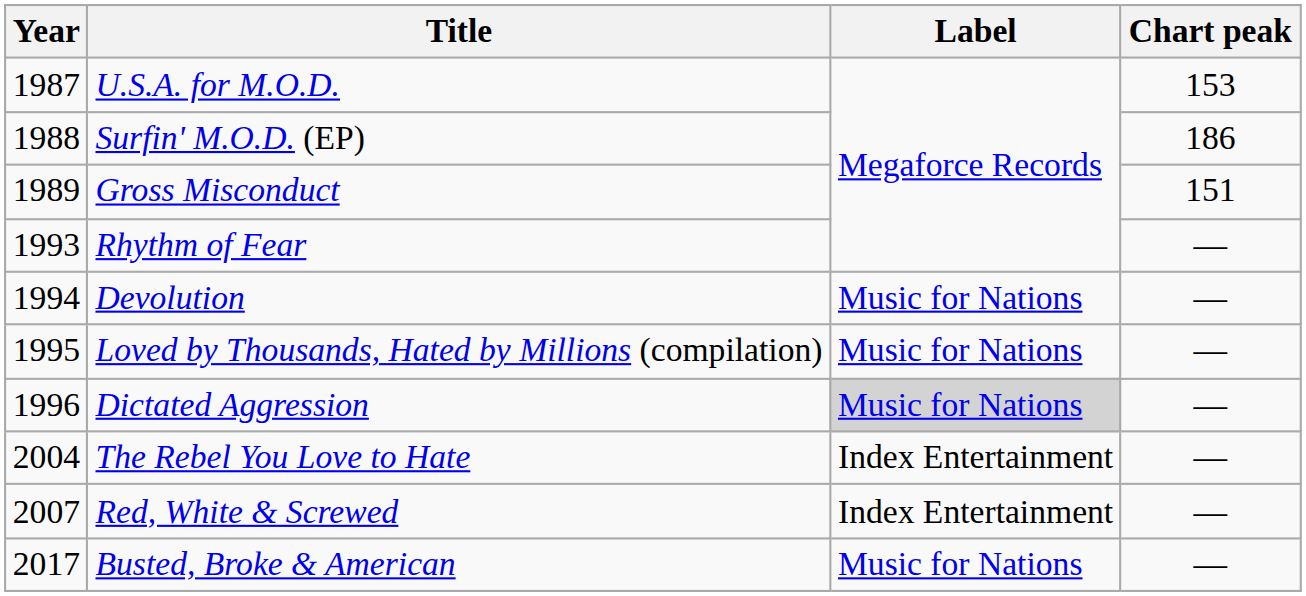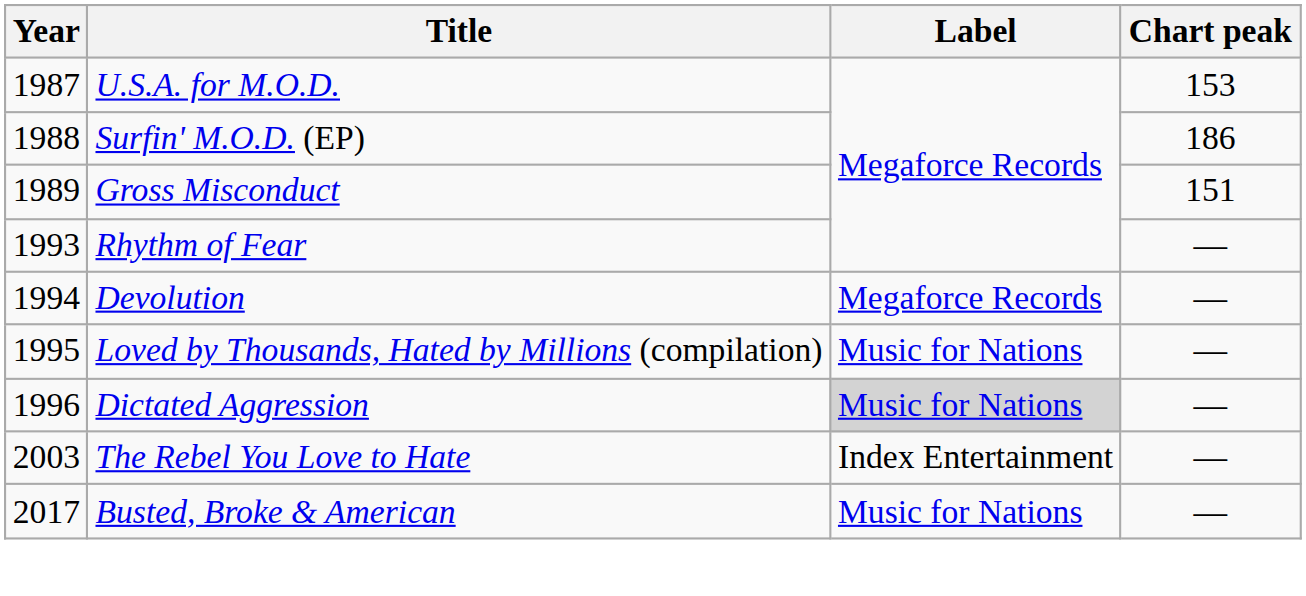(960, 297) Music for Nations -> (970, 297) Megaforce Records
(46, 457) 2004 -> (46, 457) 2003
- row: (247, 510)
